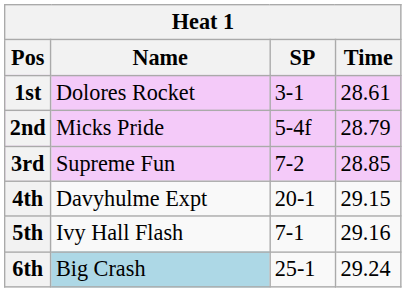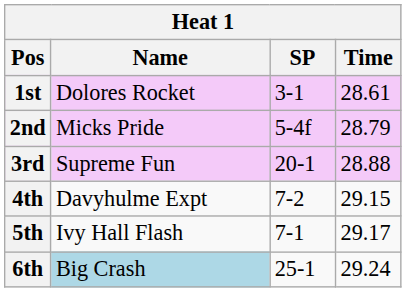(290, 163) 7-2 -> (295, 163) 20-1
(366, 163) 28.85 -> (366, 163) 28.88
(295, 198) 20-1 -> (290, 198) 7-2
(366, 233) 29.16 -> (366, 233) 29.17
